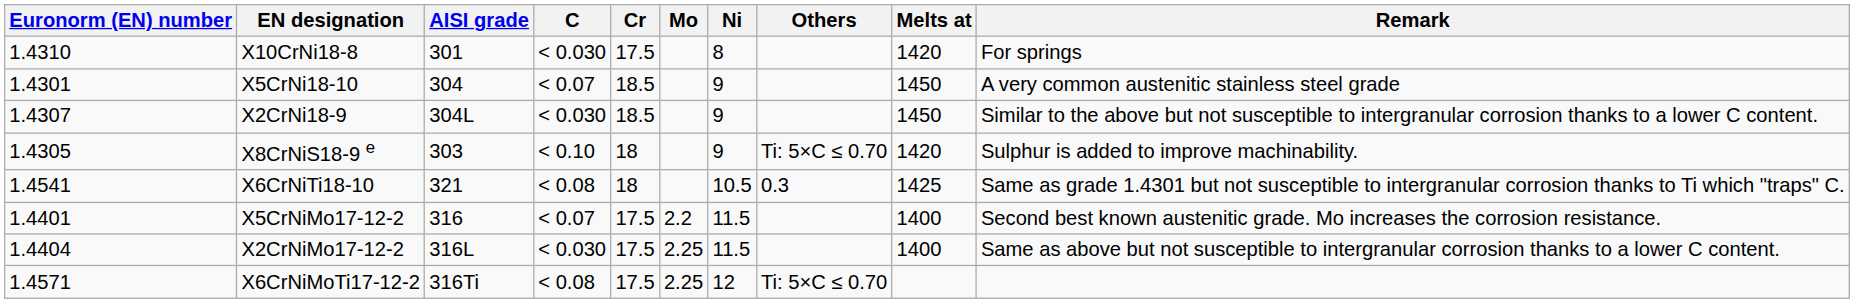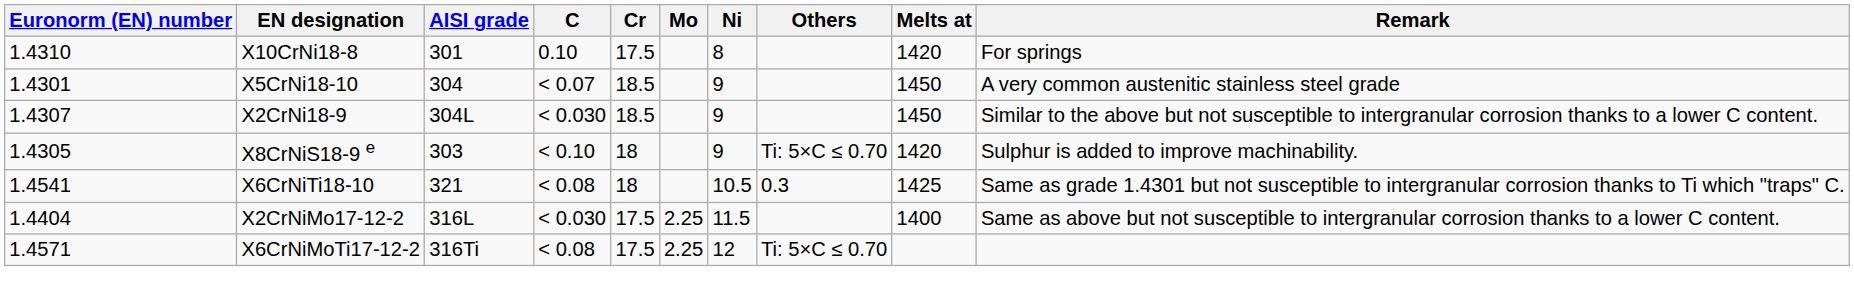(572, 52) < 0.030 -> (558, 52) 0.10
- row: (323, 217)
